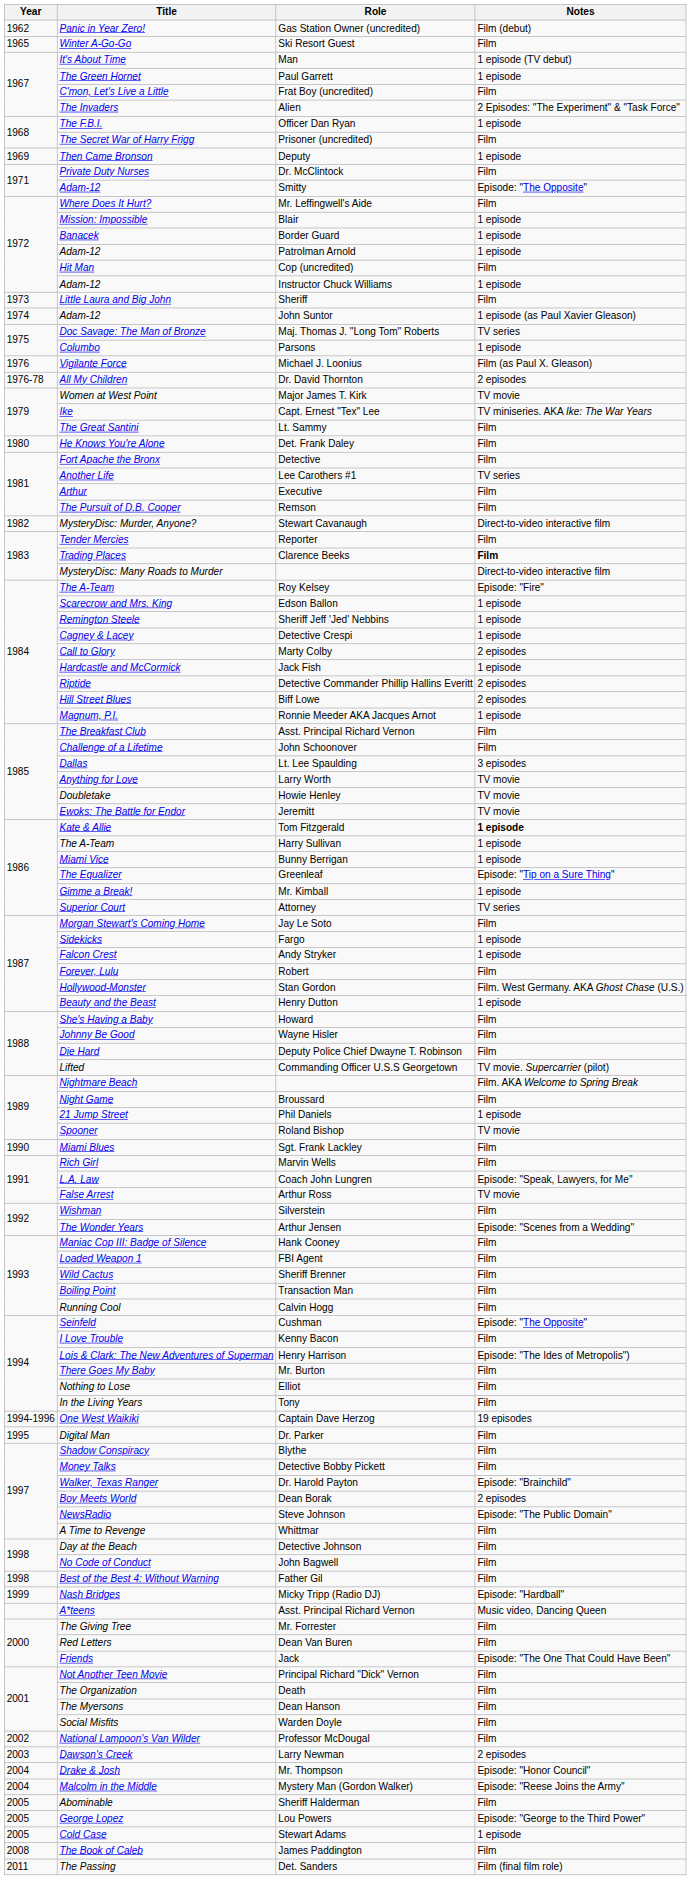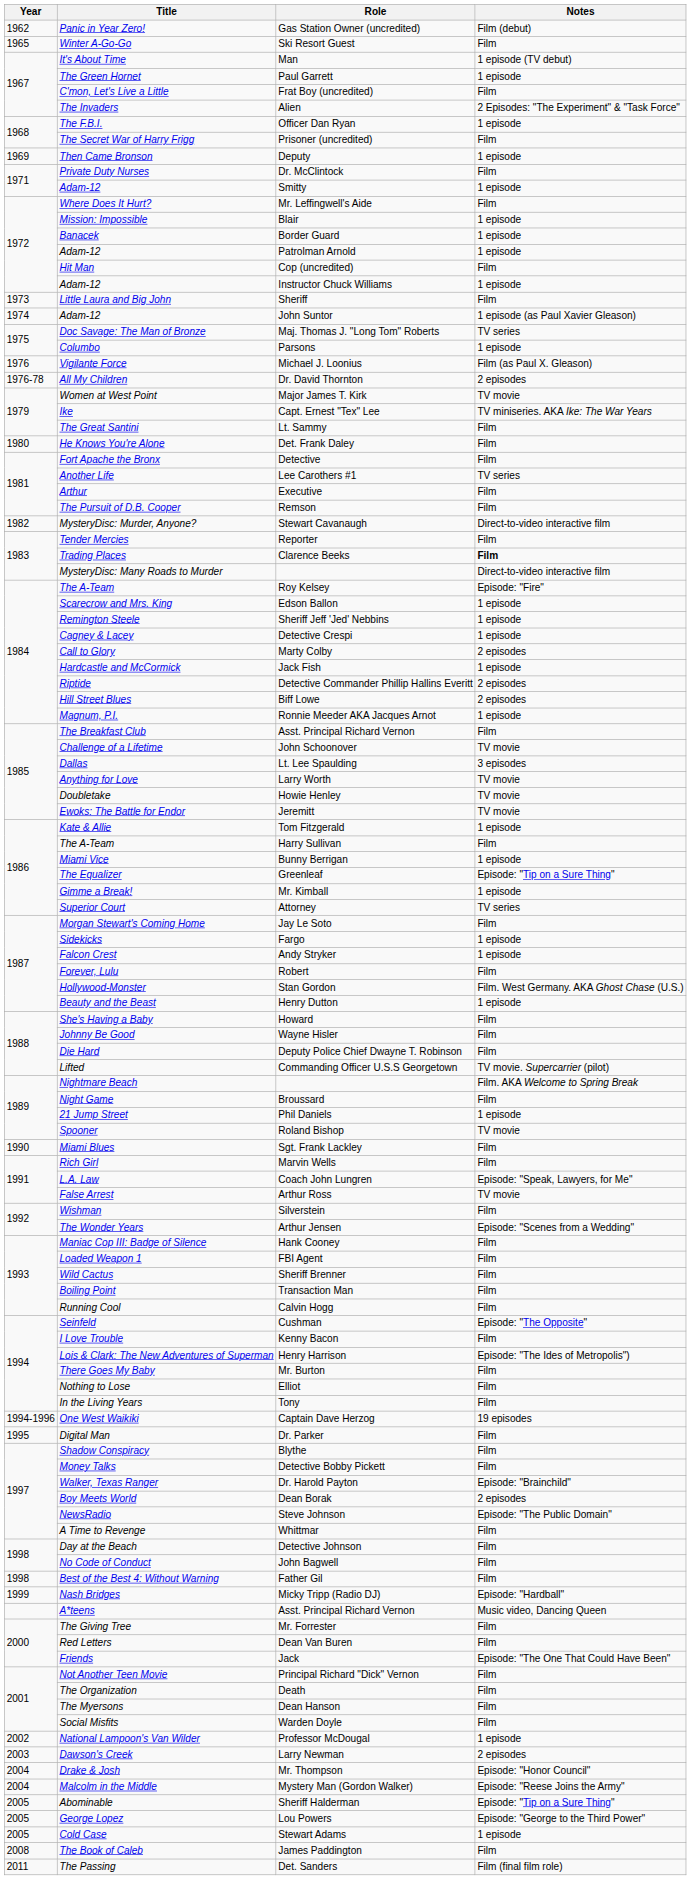(532, 188) Episode: "The Opposite" -> (499, 188) 1 episode
(487, 747) Film -> (499, 747) TV movie
(501, 827) bold -> (499, 827) normal
(499, 843) 1 episode -> (487, 843) Film
(487, 1739) Film -> (499, 1739) 1 episode
(487, 1802) Film -> (546, 1802) Episode: "Tip on a Sure Thing"
